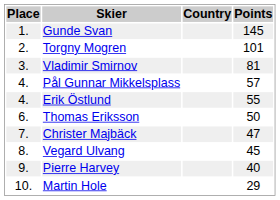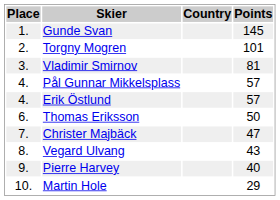(253, 100) 55 -> (253, 100) 57
(253, 151) 45 -> (253, 151) 43
